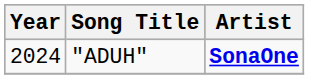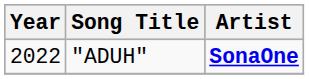(35, 57) 2024 -> (35, 57) 2022
